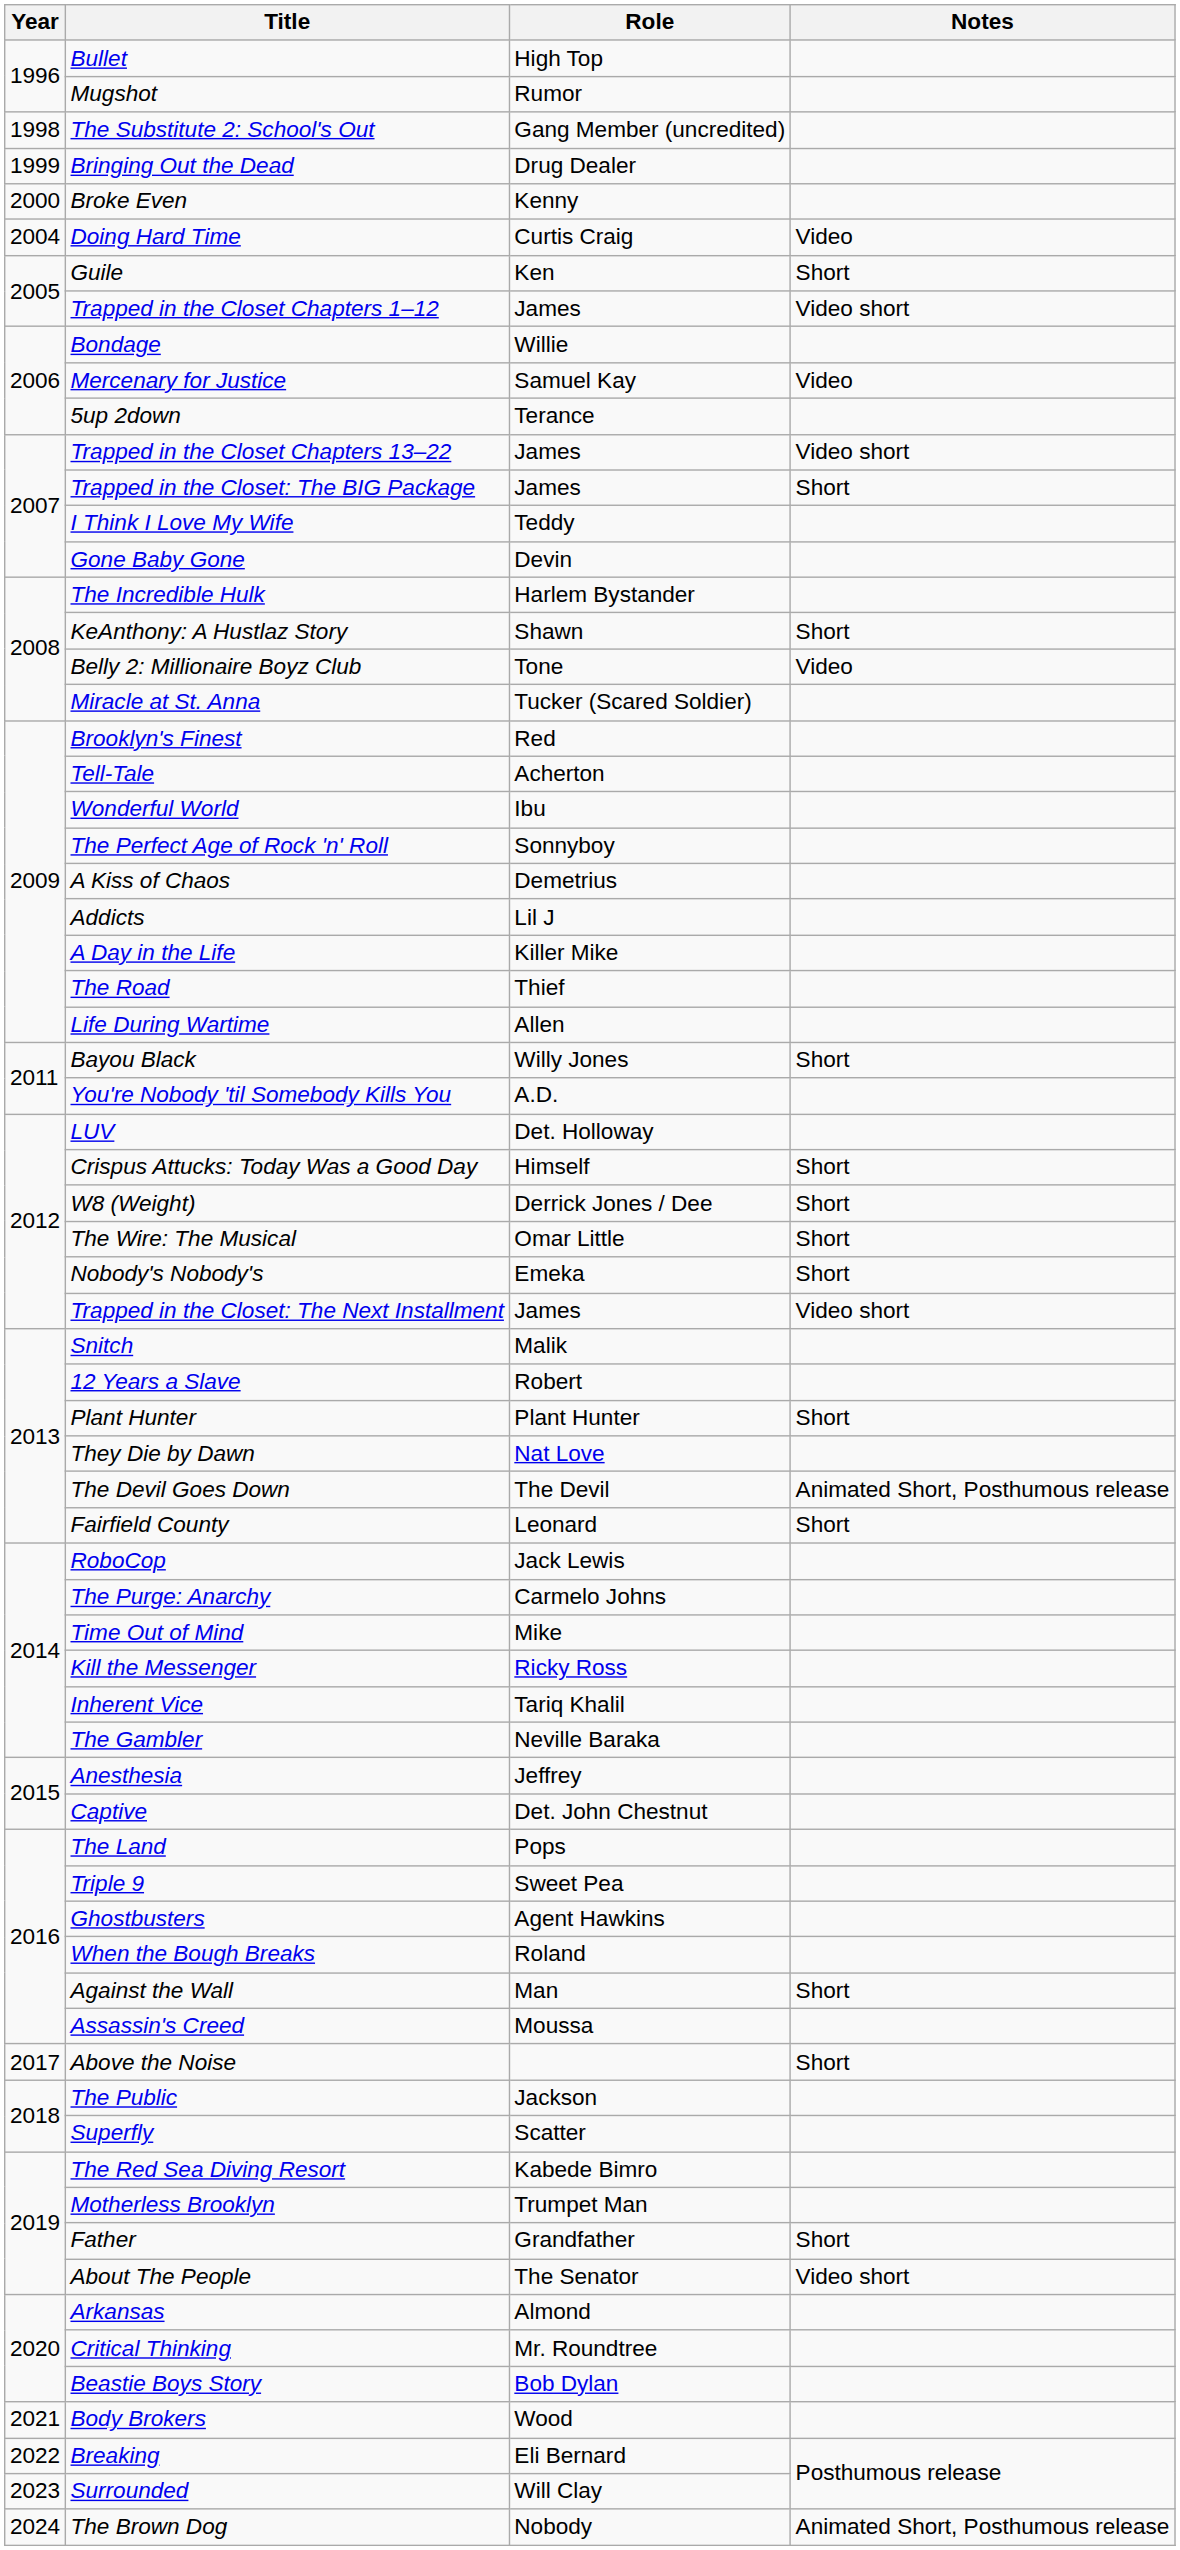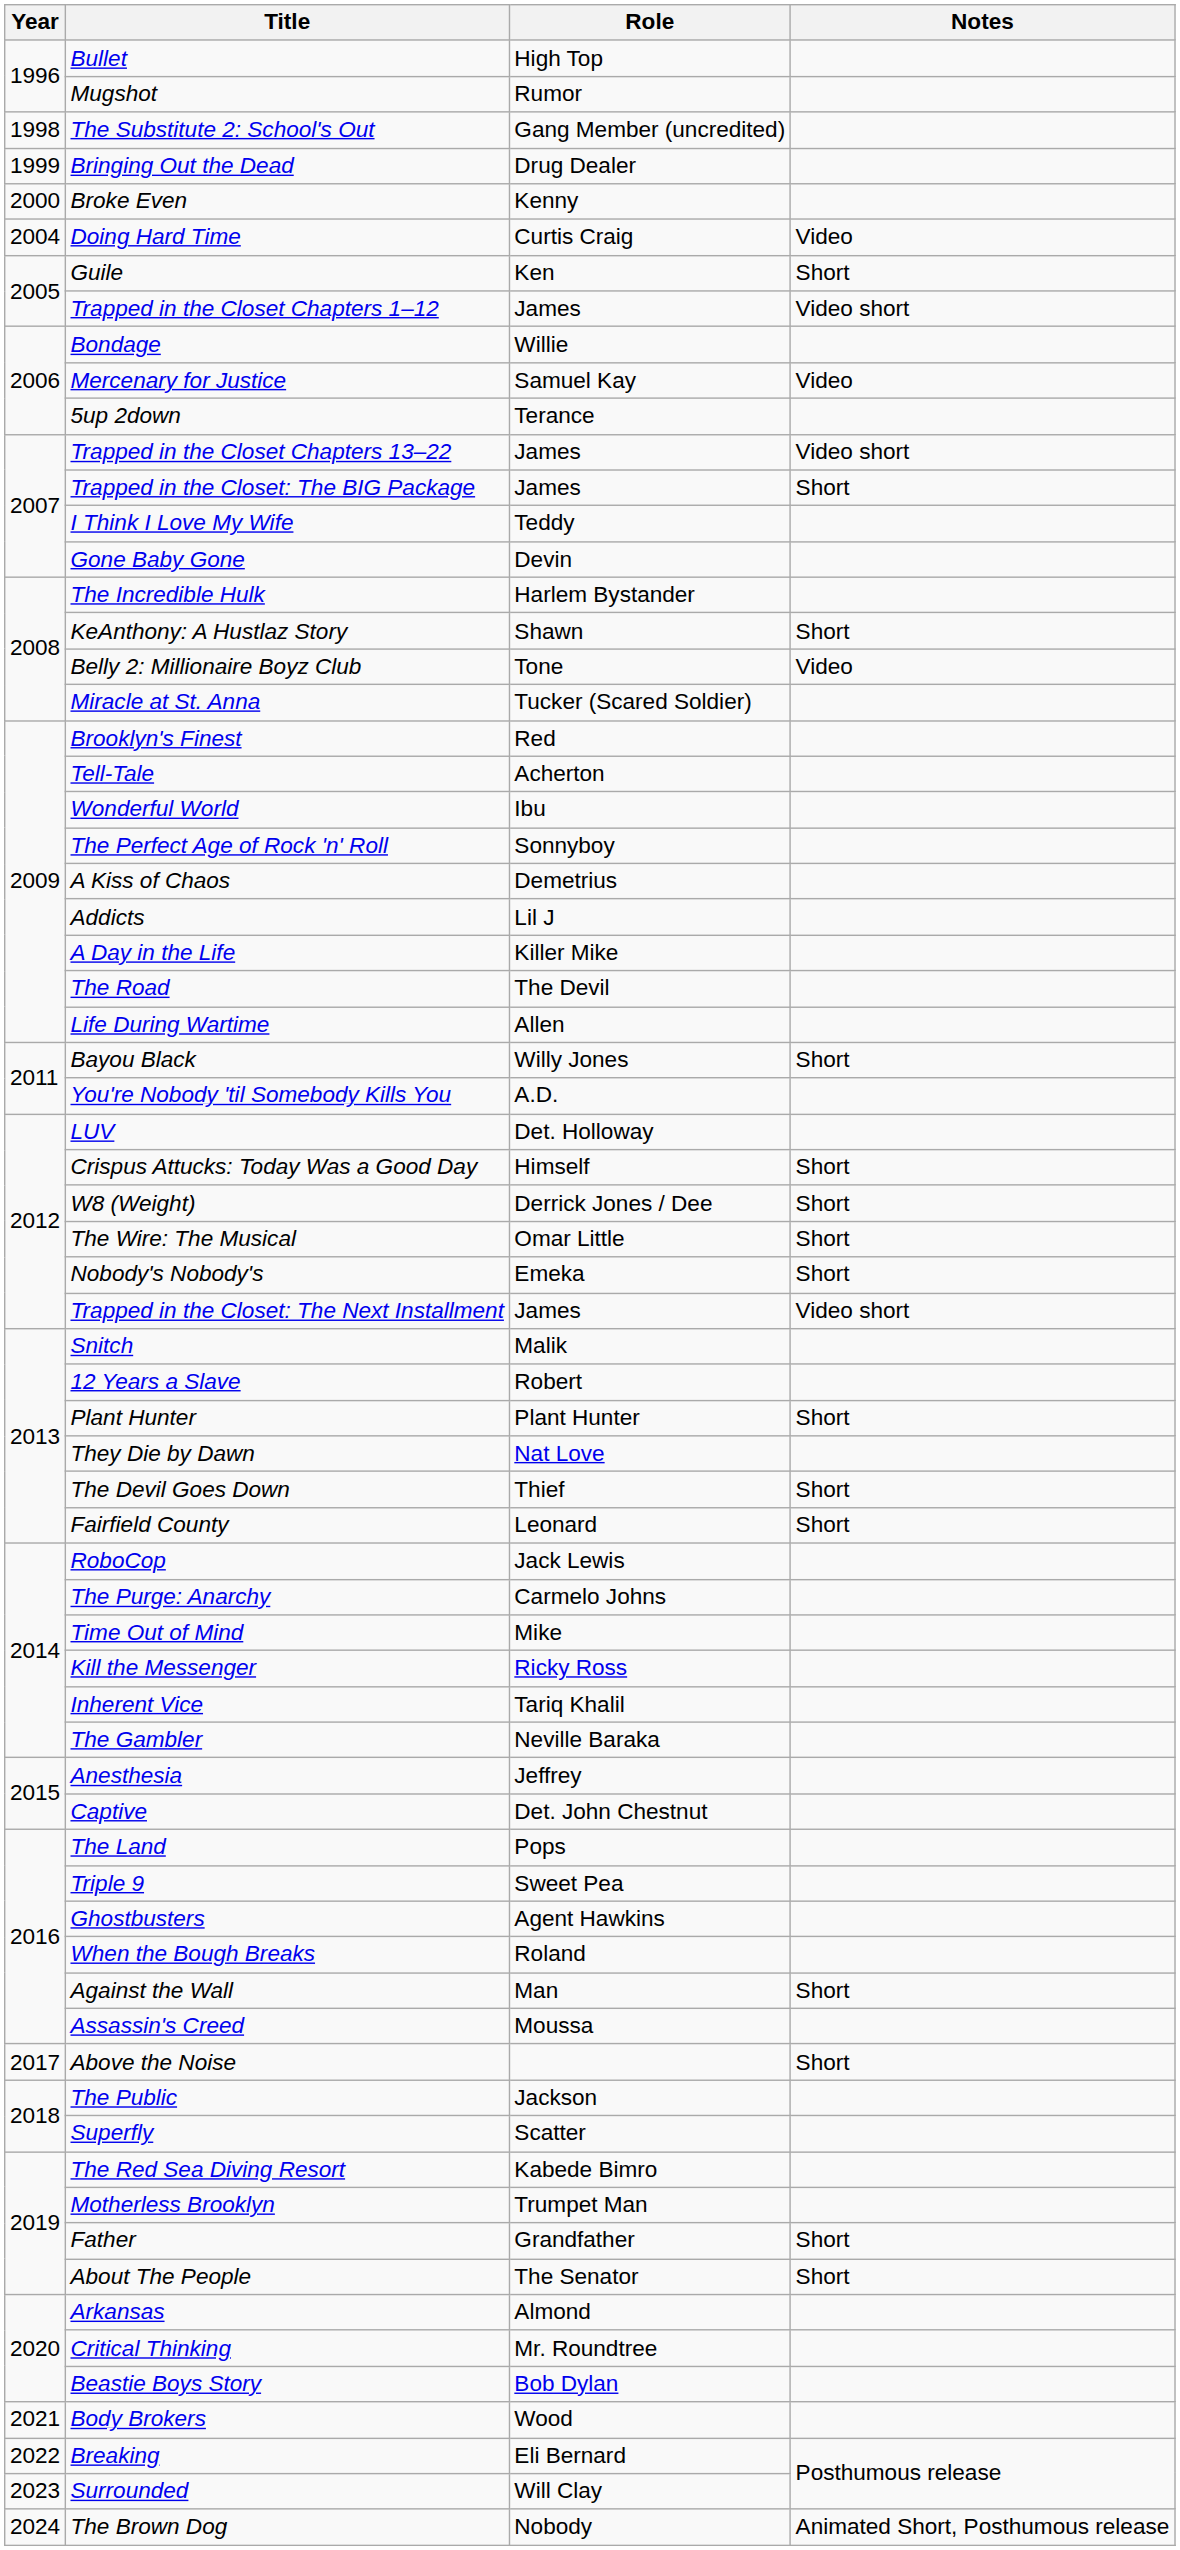(539, 988) Thief -> (562, 988) The Devil
(562, 1489) The Devil -> (539, 1489) Thief
(982, 1489) Animated Short, Posthumous release -> (823, 1489) Short
(852, 2276) Video short -> (823, 2276) Short
